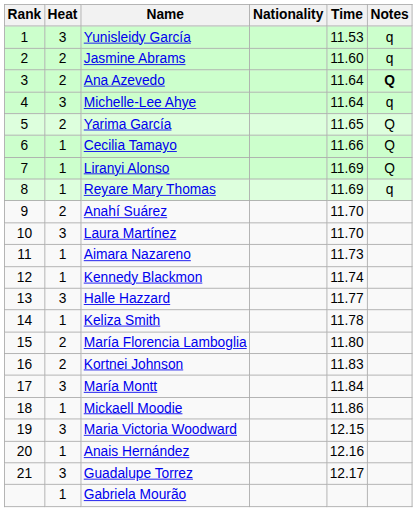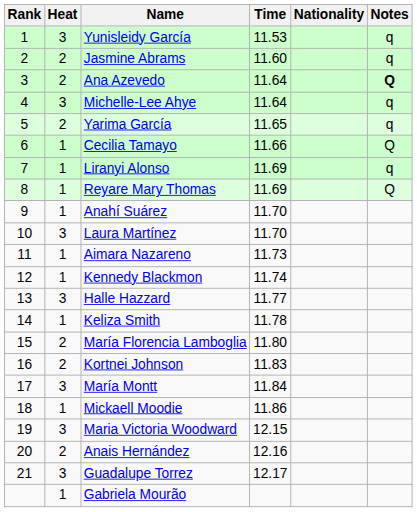columns swapped: (288, 15) <-> (347, 15)
(390, 124) Q -> (390, 124) q
(390, 168) Q -> (390, 168) q
(390, 189) q -> (390, 189) Q
(63, 211) 2 -> (63, 211) 1
(63, 451) 1 -> (63, 451) 2
